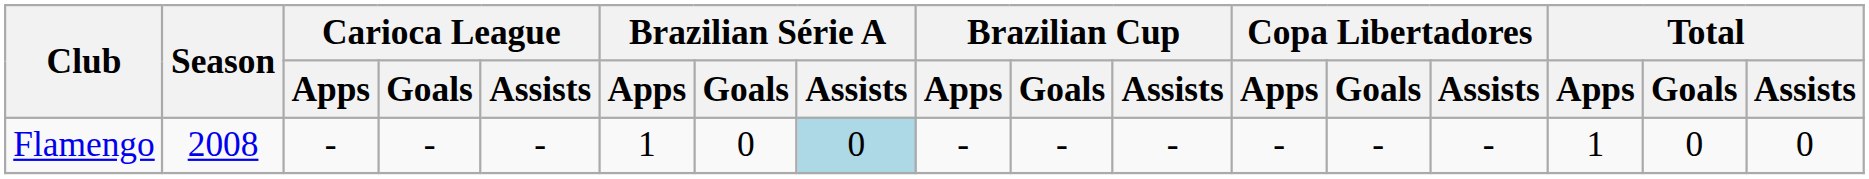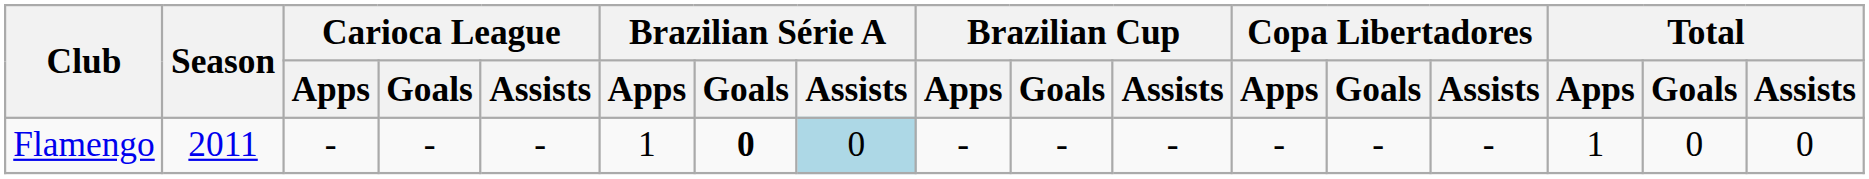(223, 144) 2008 -> (223, 144) 2011
(746, 144) normal -> (746, 144) bold
